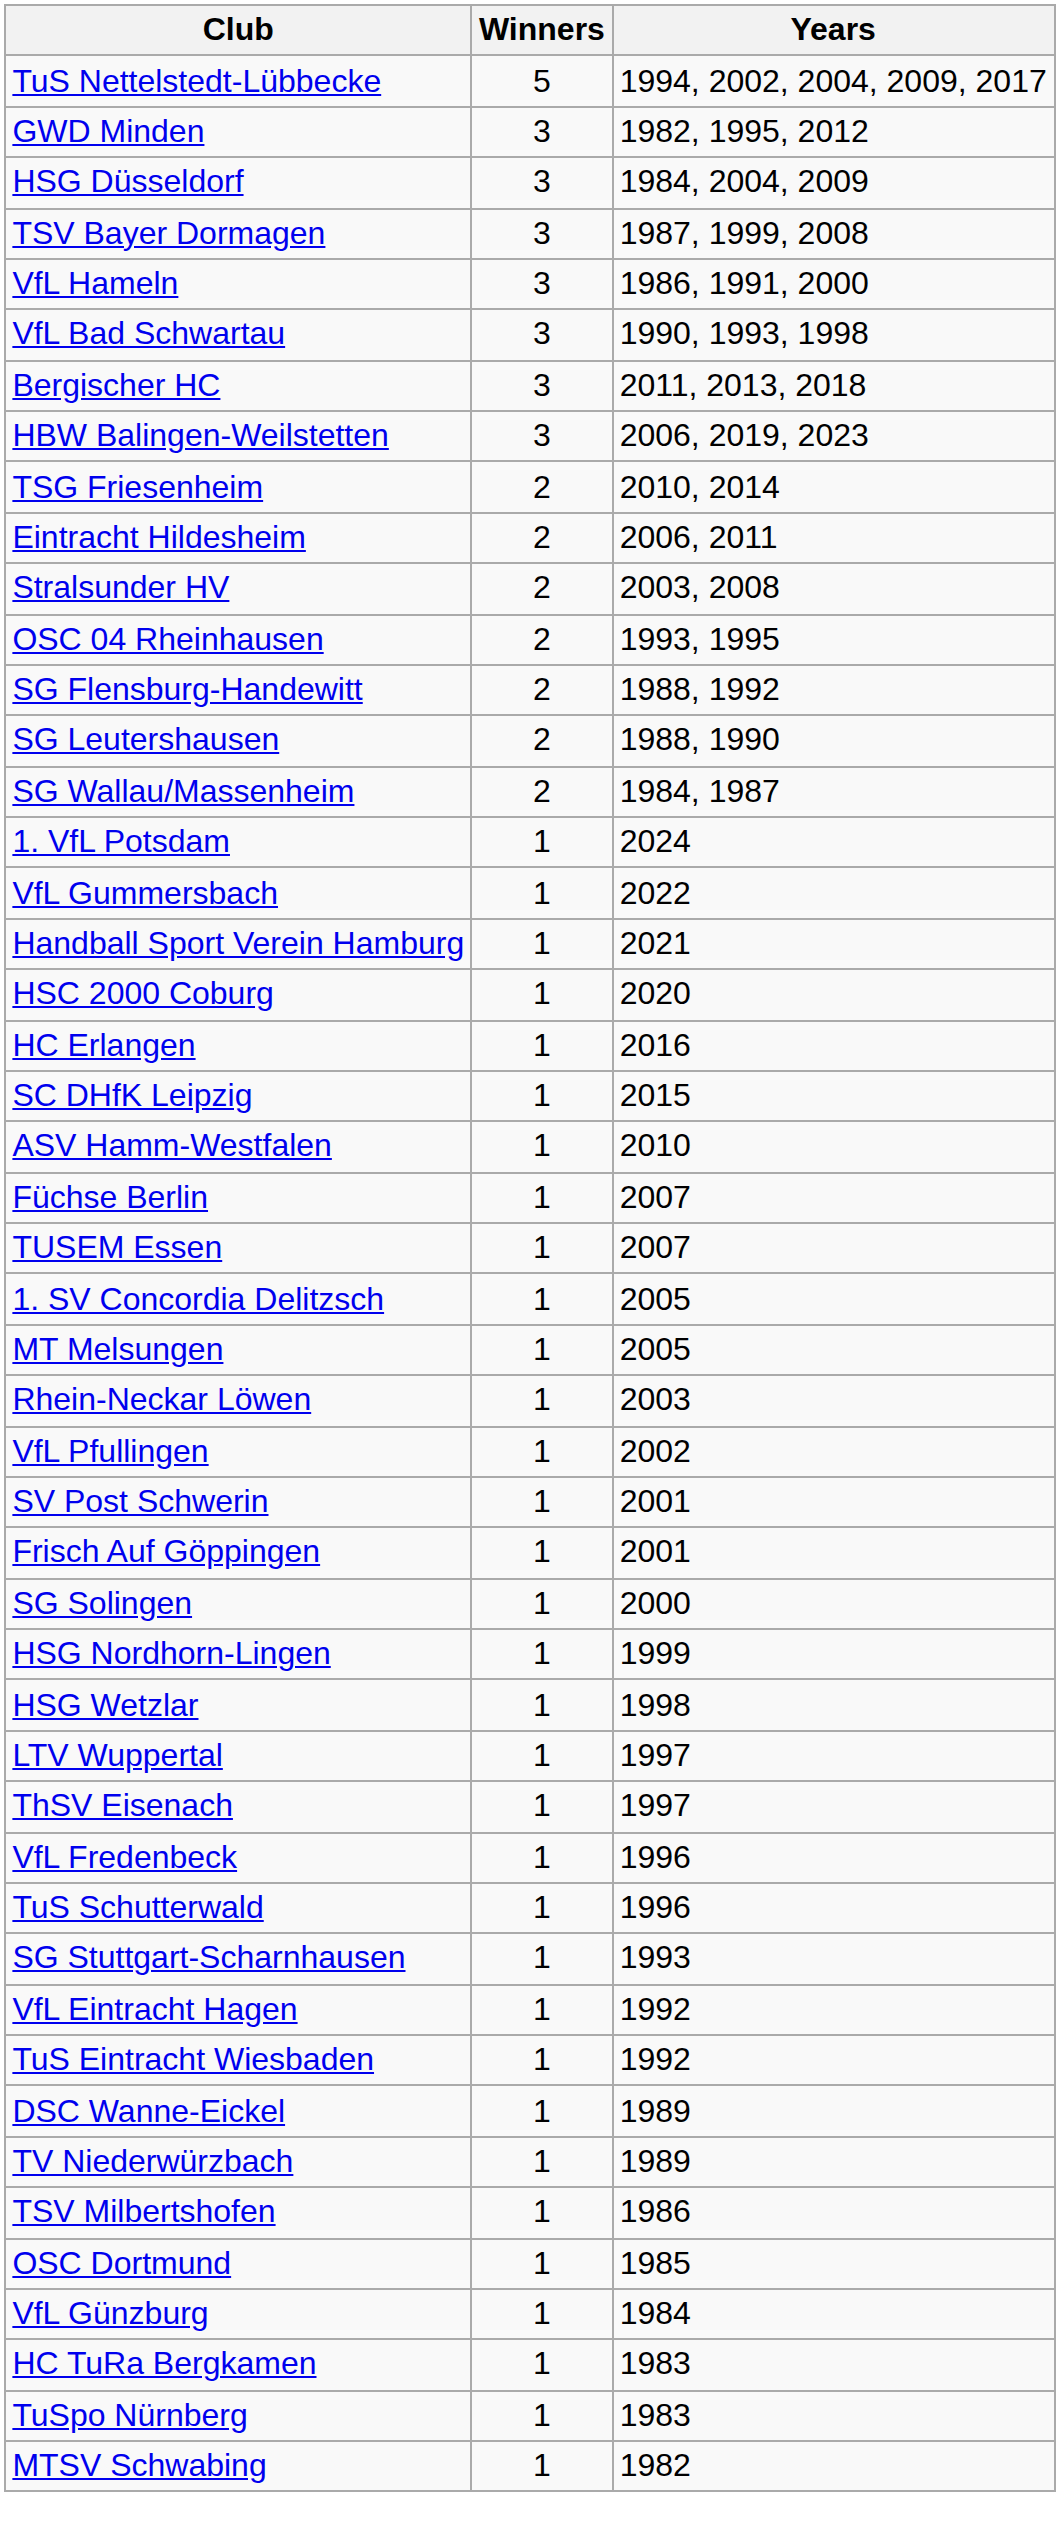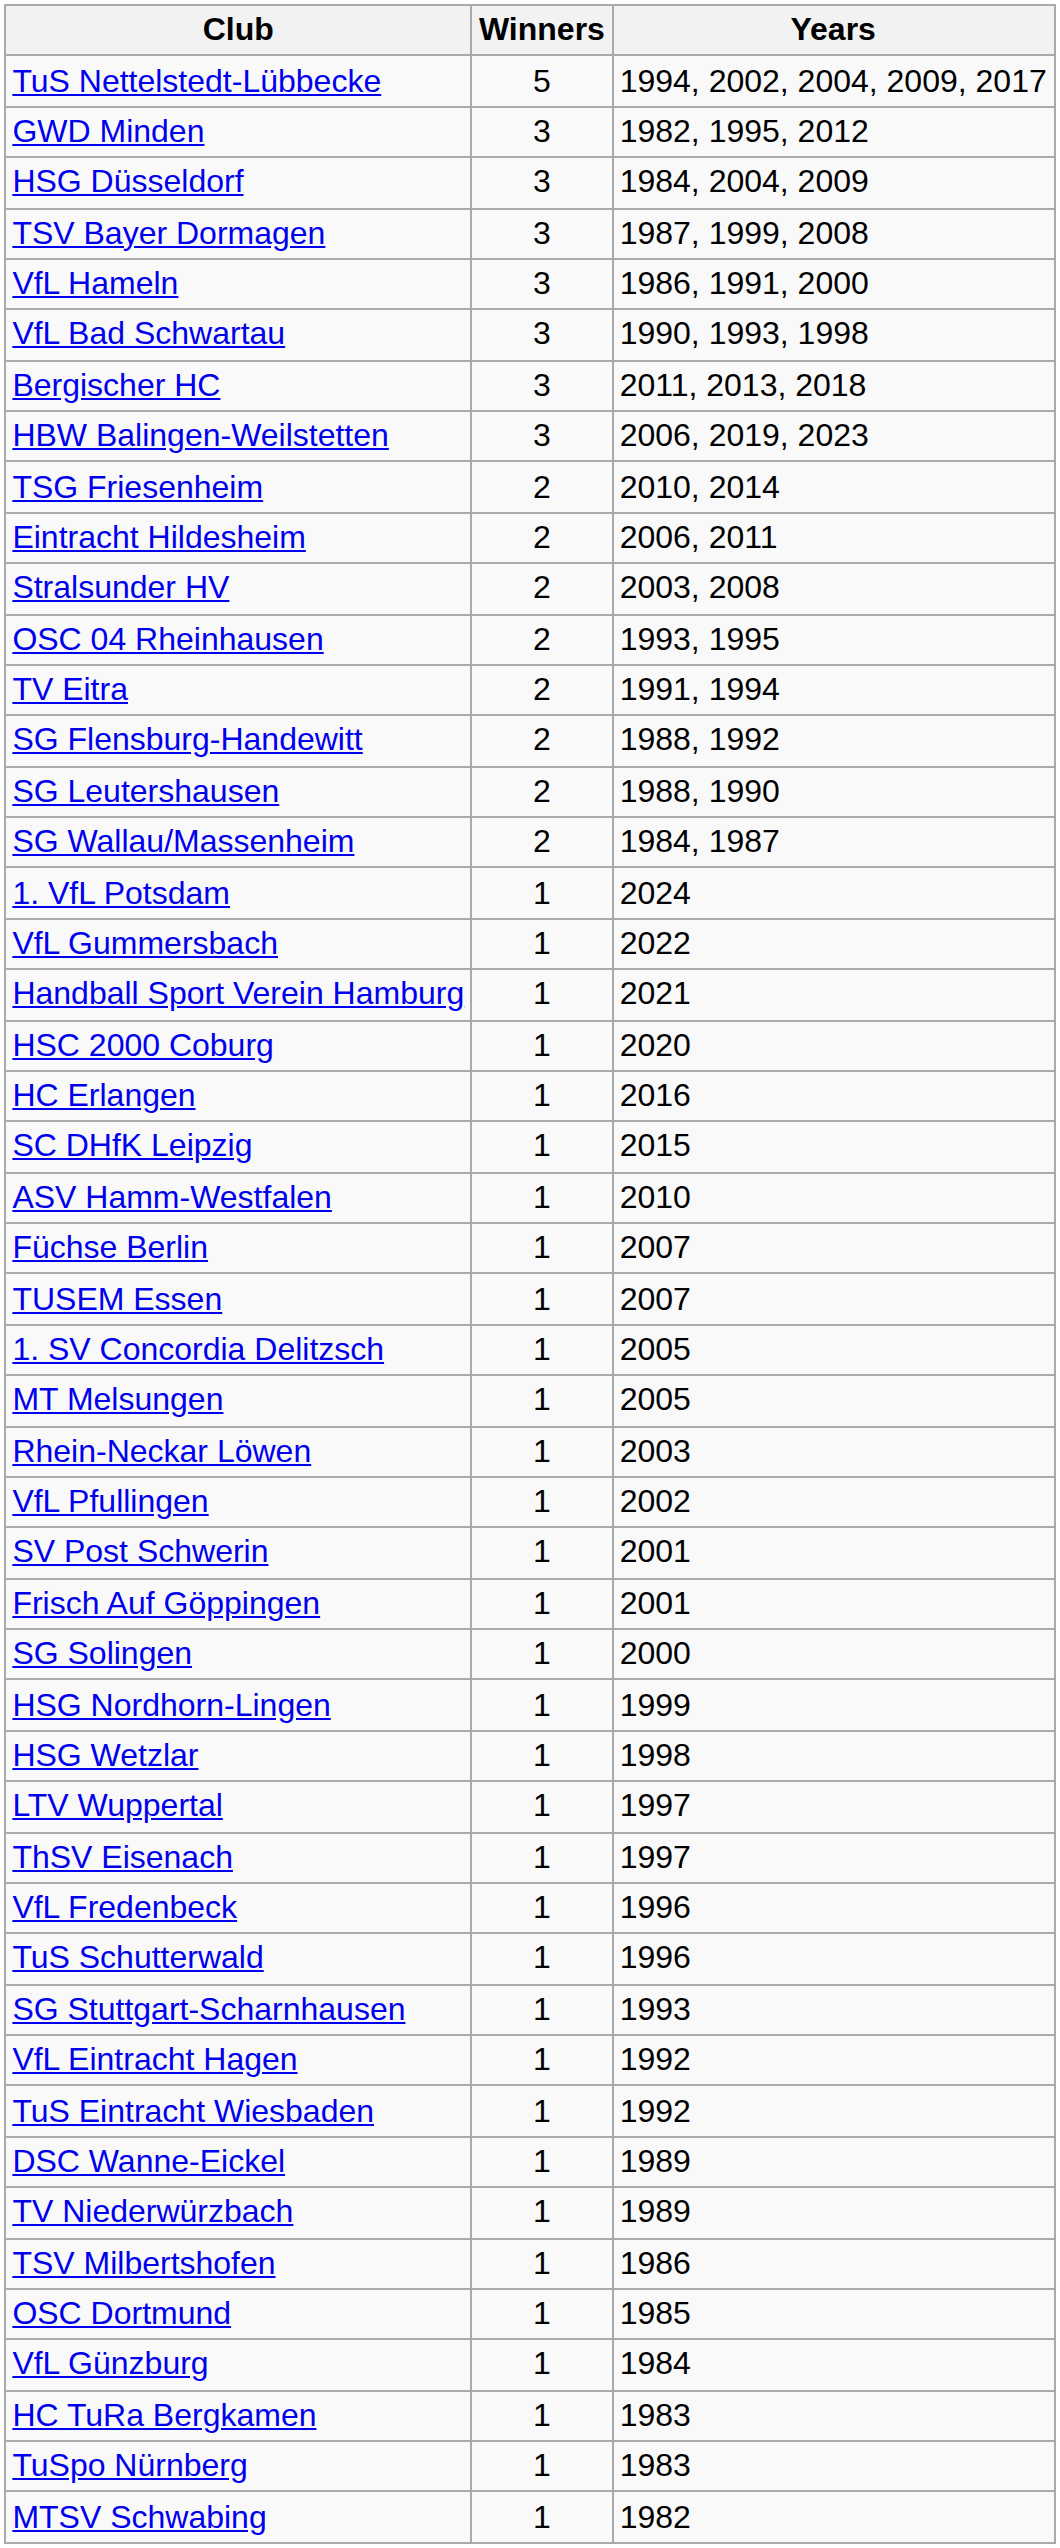+ row: (70, 689)
